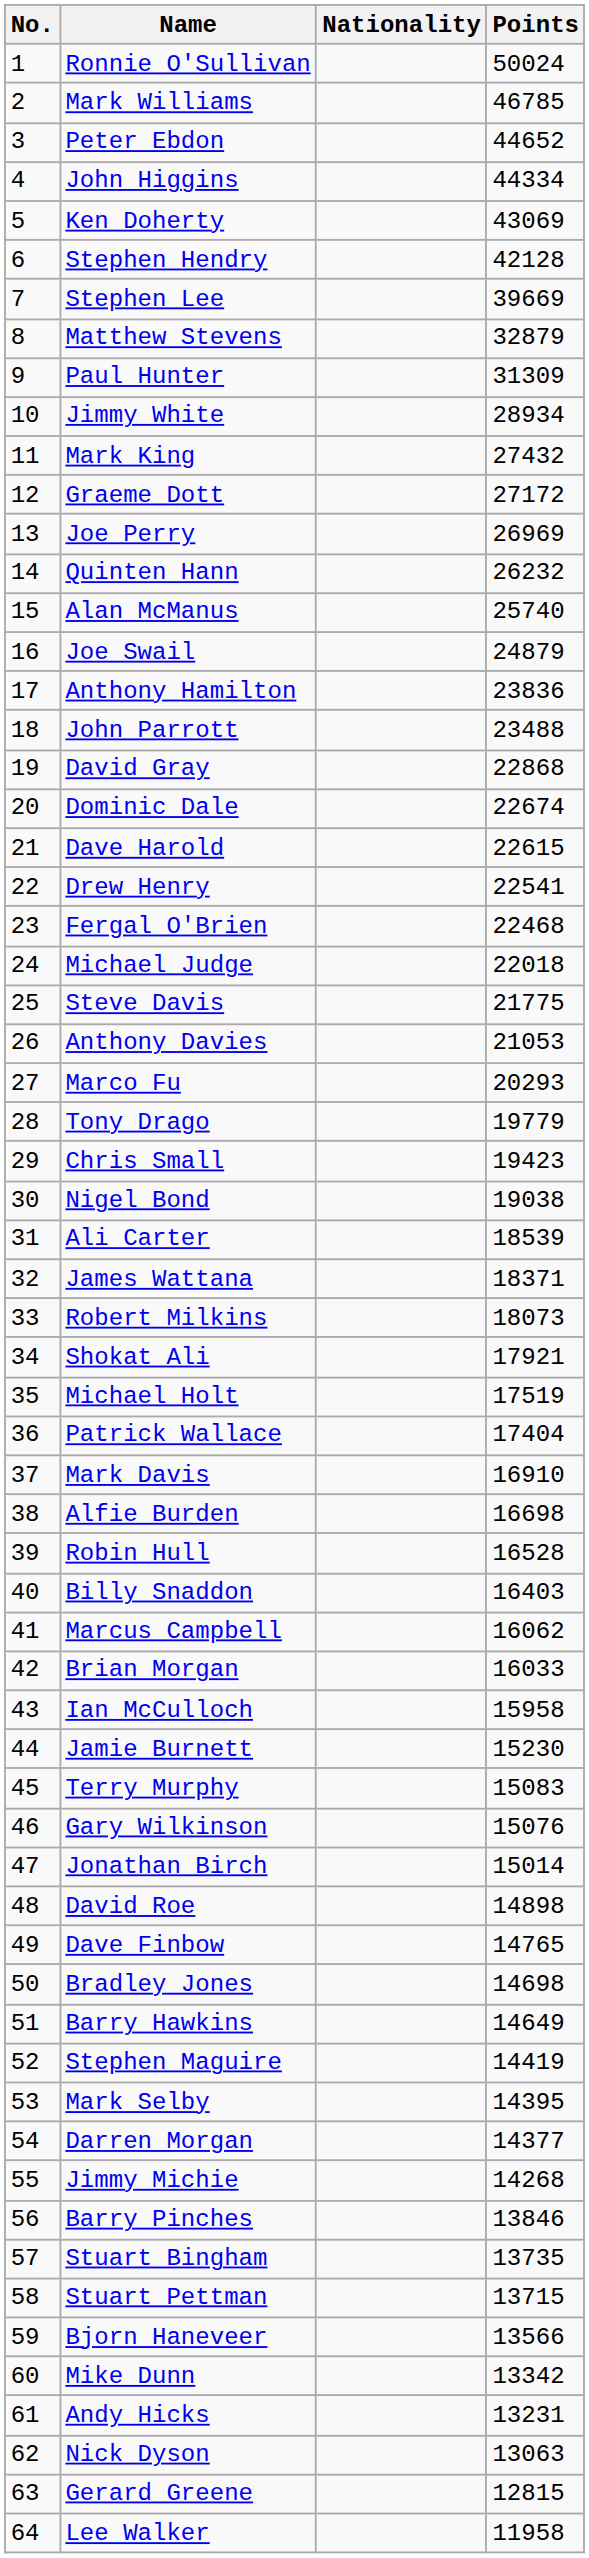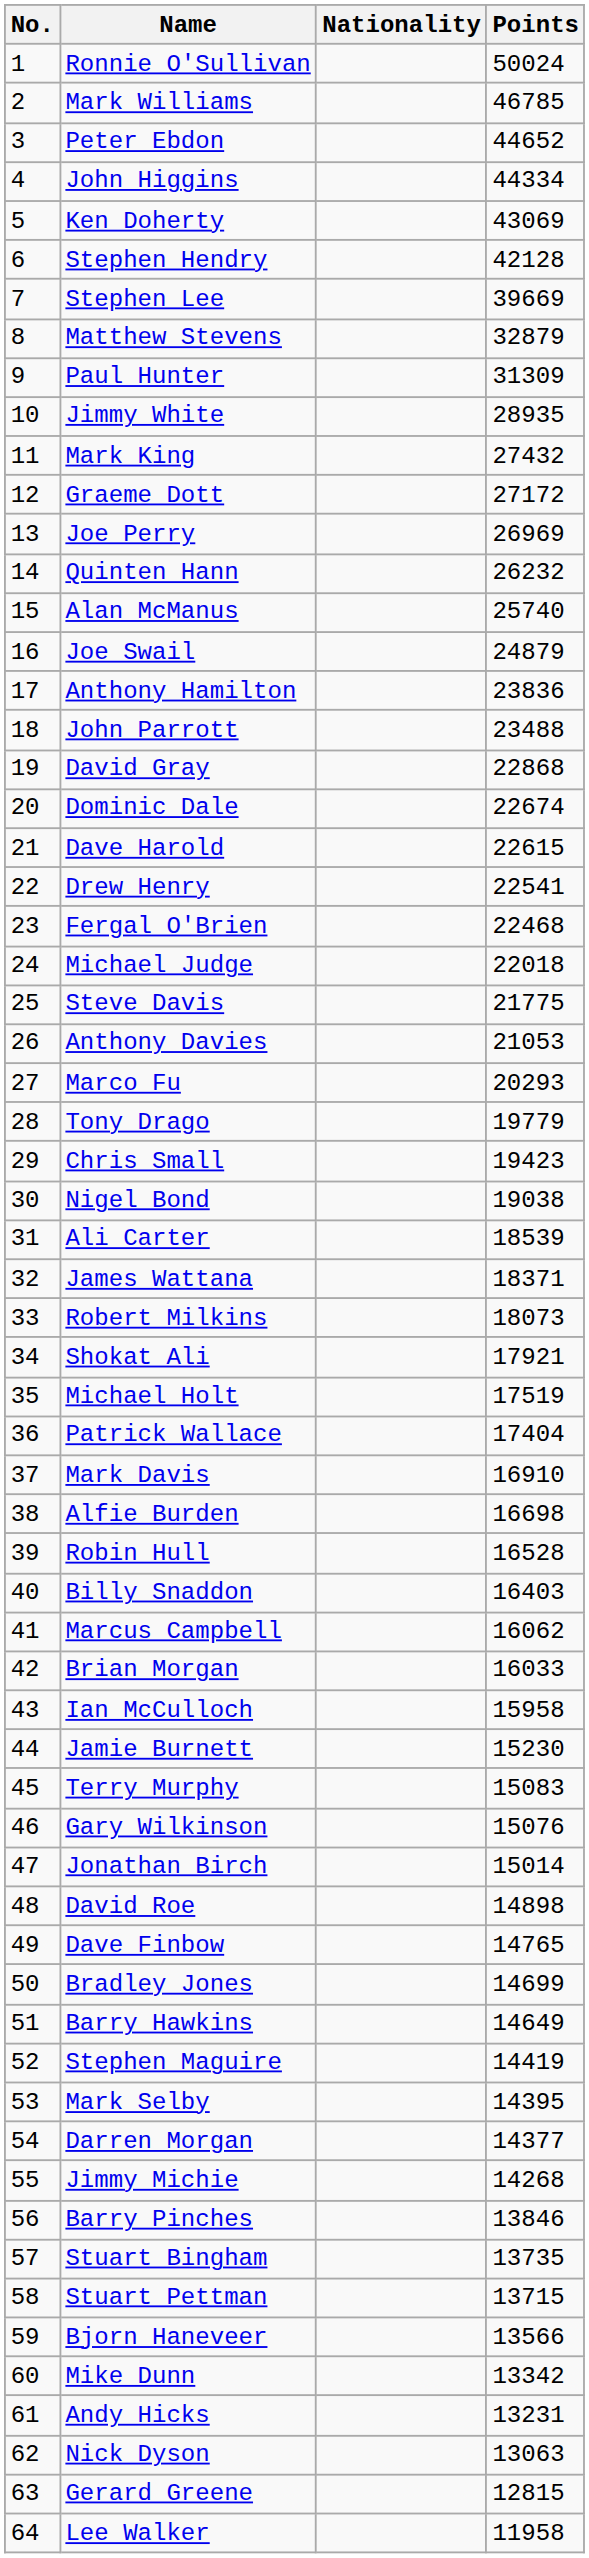(529, 416) 28934 -> (529, 416) 28935
(529, 1984) 14698 -> (529, 1984) 14699
